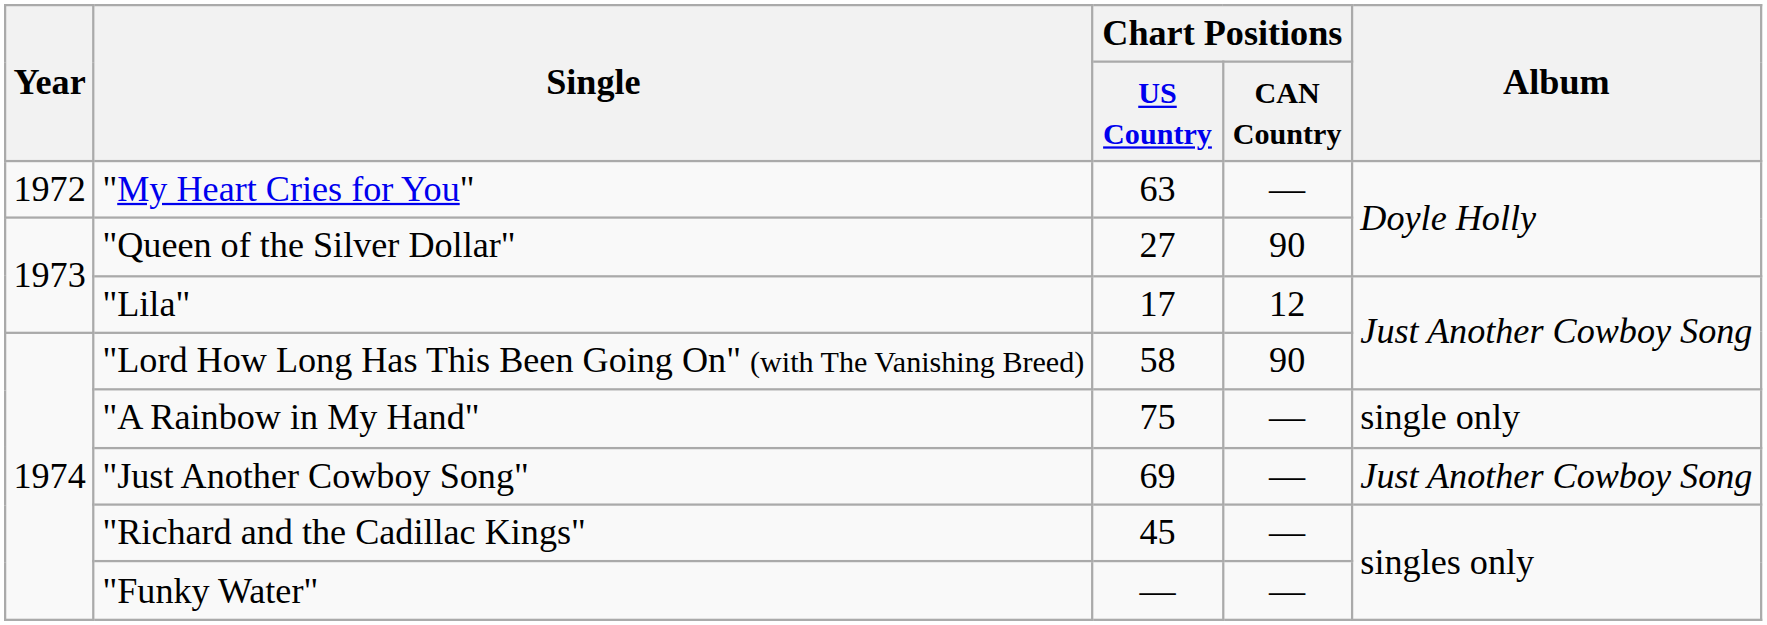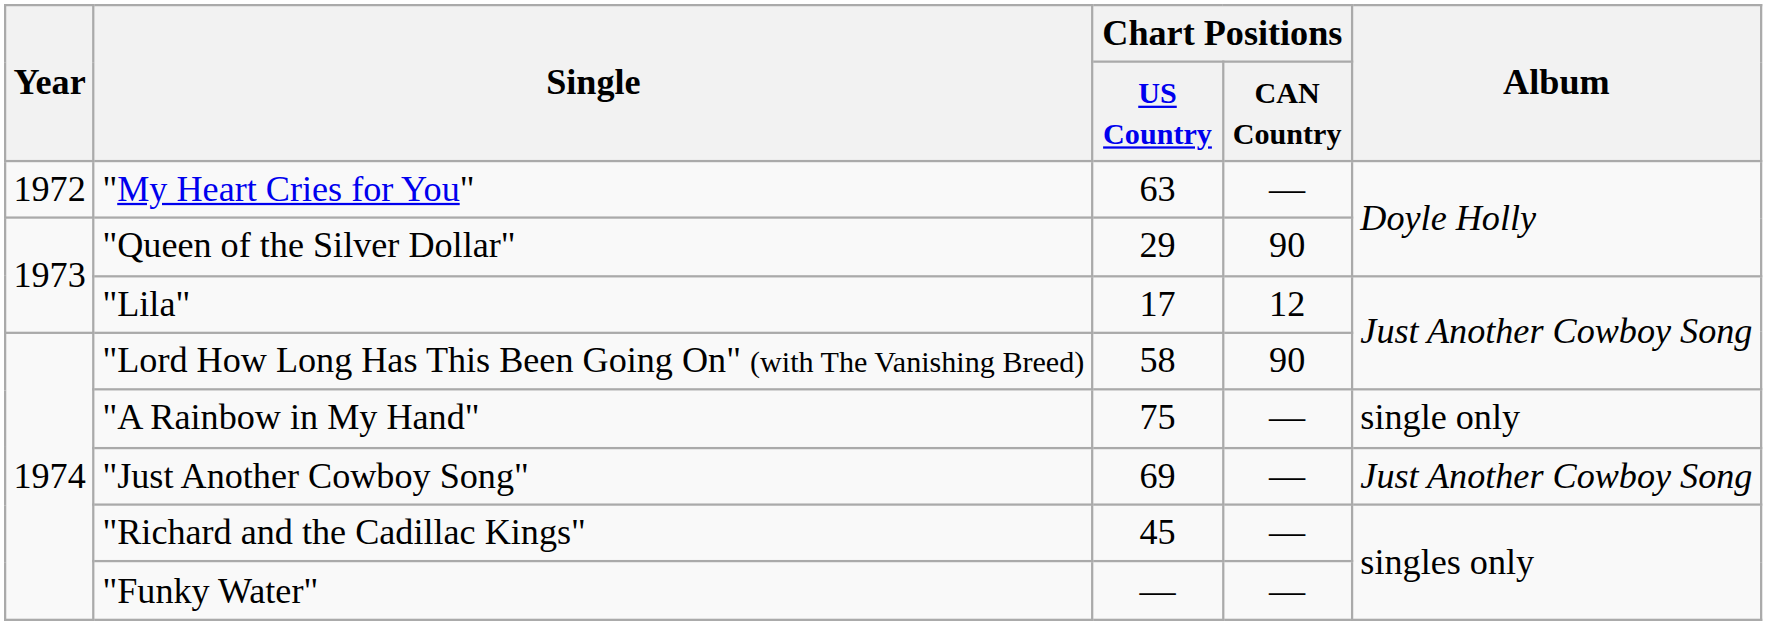(1158, 245) 27 -> (1158, 245) 29
